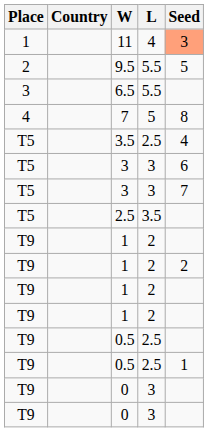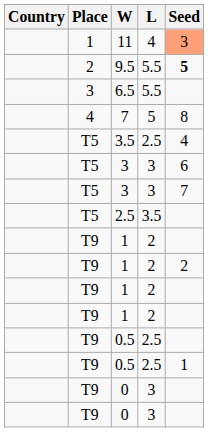columns swapped: (79, 16) <-> (26, 16)
(184, 66) normal -> (184, 66) bold
